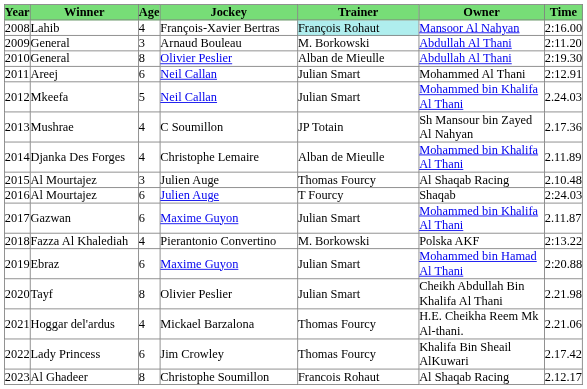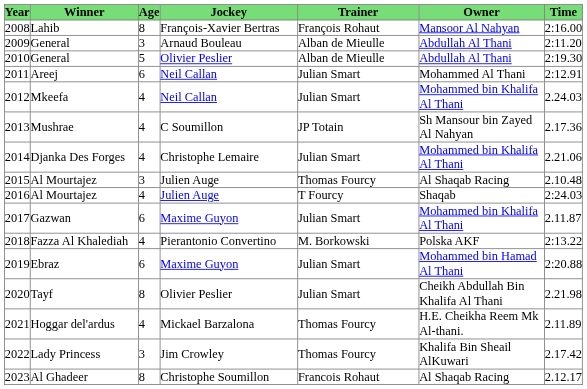(142, 27) 4 -> (142, 27) 8
(339, 27) paleturquoise background -> (339, 27) no background
(334, 43) M. Borkowski -> (341, 43) Alban de Mieulle
(142, 58) 8 -> (142, 58) 5
(142, 96) 5 -> (142, 96) 4
(341, 157) Alban de Mieulle -> (329, 157) Julian Smart
(563, 157) 2.11.89 -> (563, 157) 2.21.06
(142, 195) 6 -> (142, 195) 4
(563, 323) 2.21.06 -> (563, 323) 2.11.89
(142, 354) 6 -> (142, 354) 3
